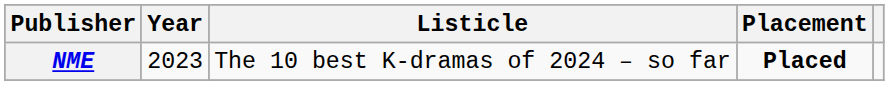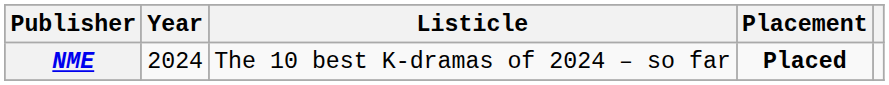(175, 62) 2023 -> (175, 62) 2024
